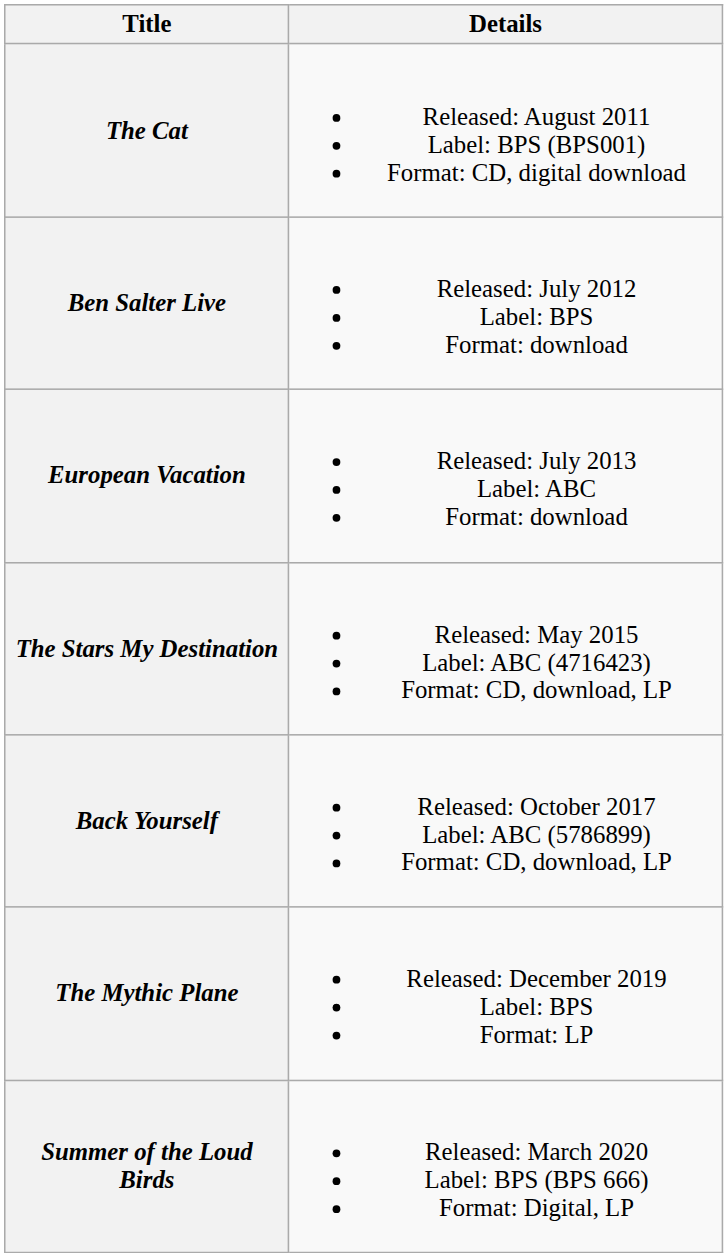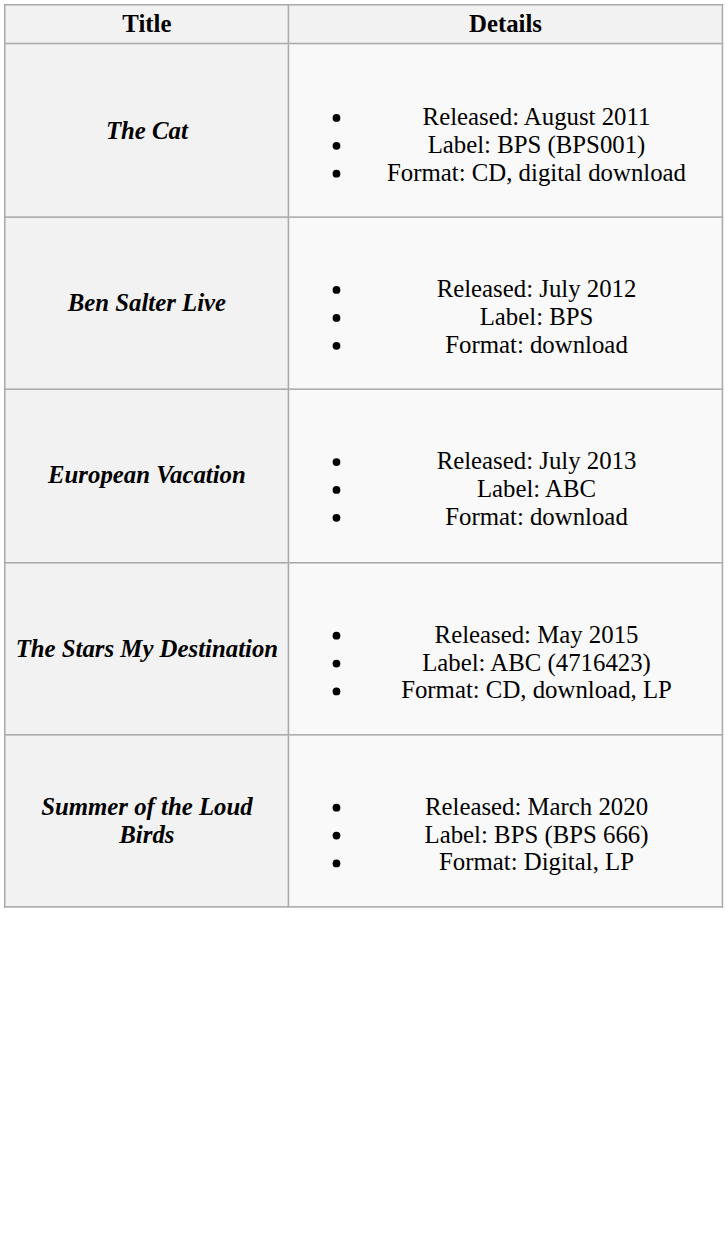- row: (147, 820)
- row: (147, 993)
